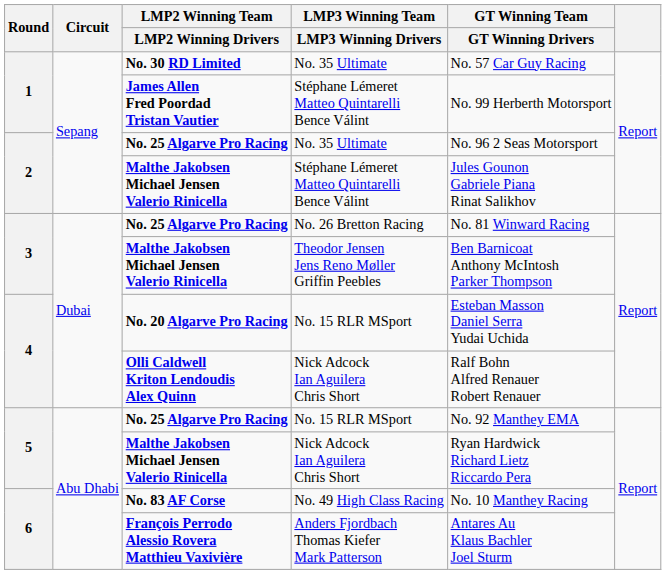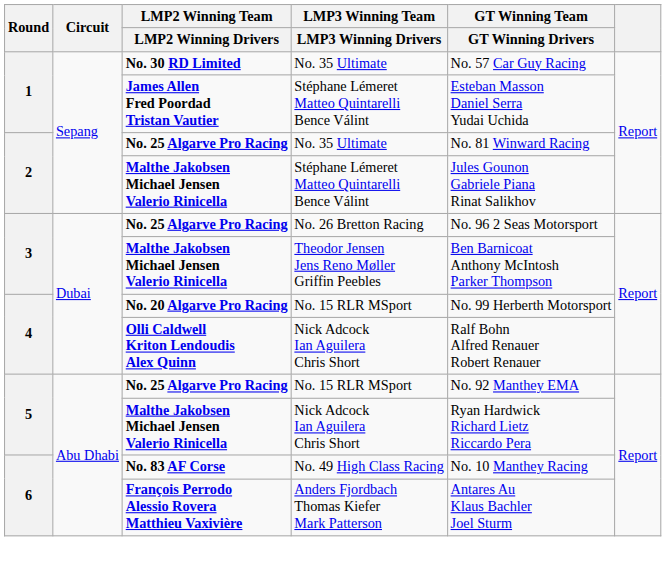(531, 103) No. 99 Herberth Motorsport -> (497, 103) Esteban Masson Daniel Serra Yudai Uchida
(524, 143) No. 96 2 Seas Motorsport -> (520, 143) No. 81 Winward Racing
(520, 224) No. 81 Winward Racing -> (524, 224) No. 96 2 Seas Motorsport
(497, 321) Esteban Masson Daniel Serra Yudai Uchida -> (531, 305) No. 99 Herberth Motorsport
